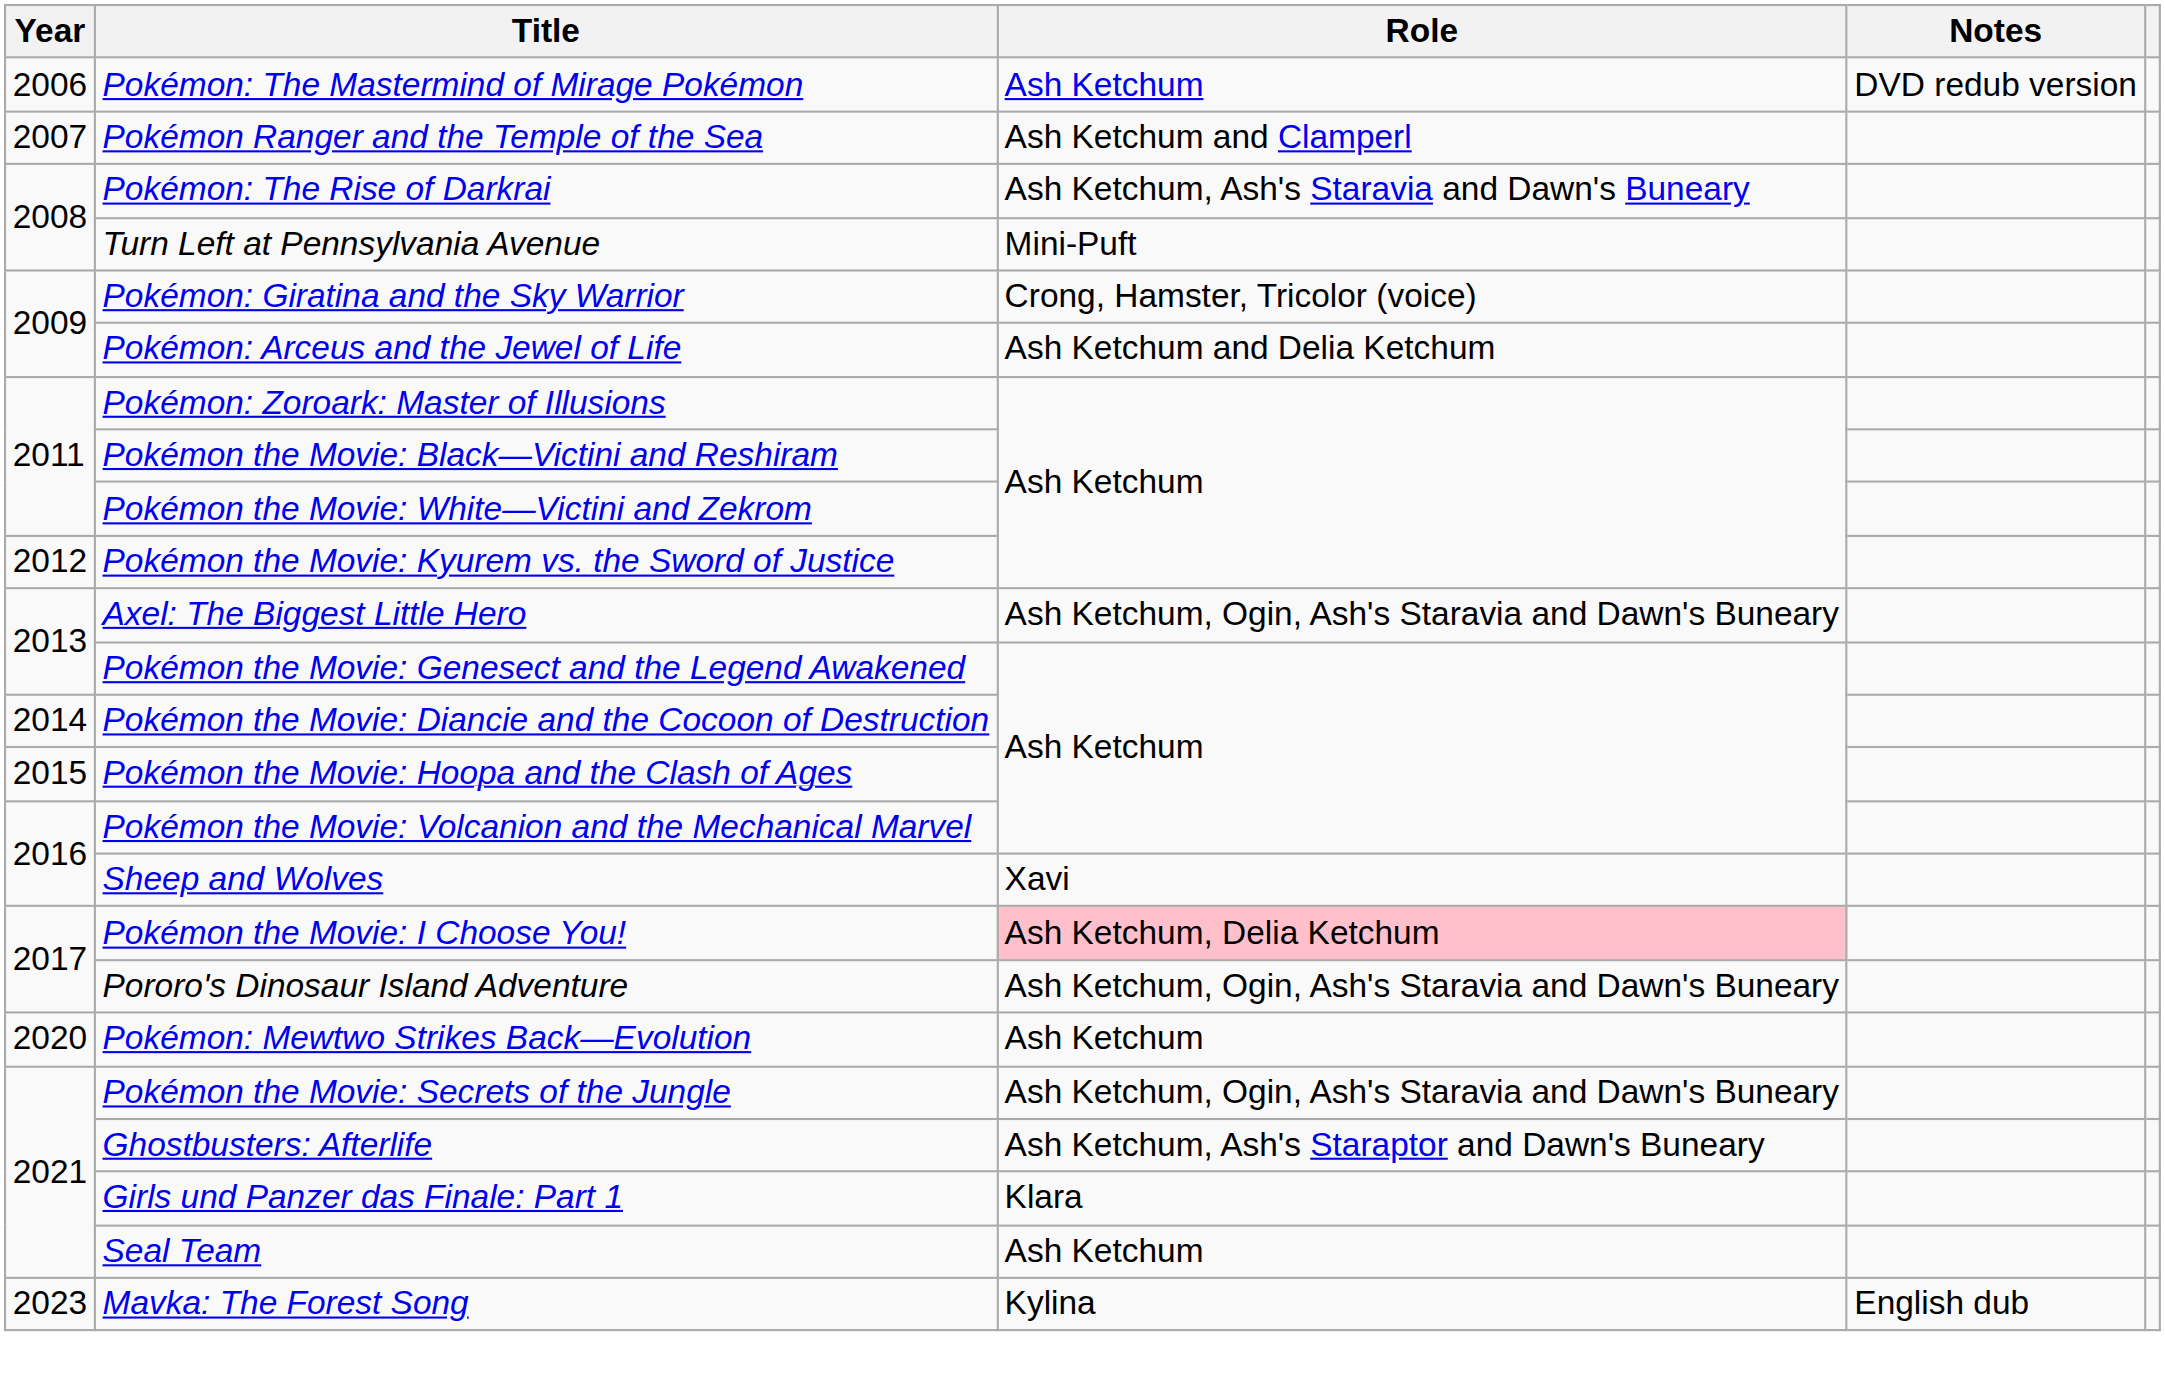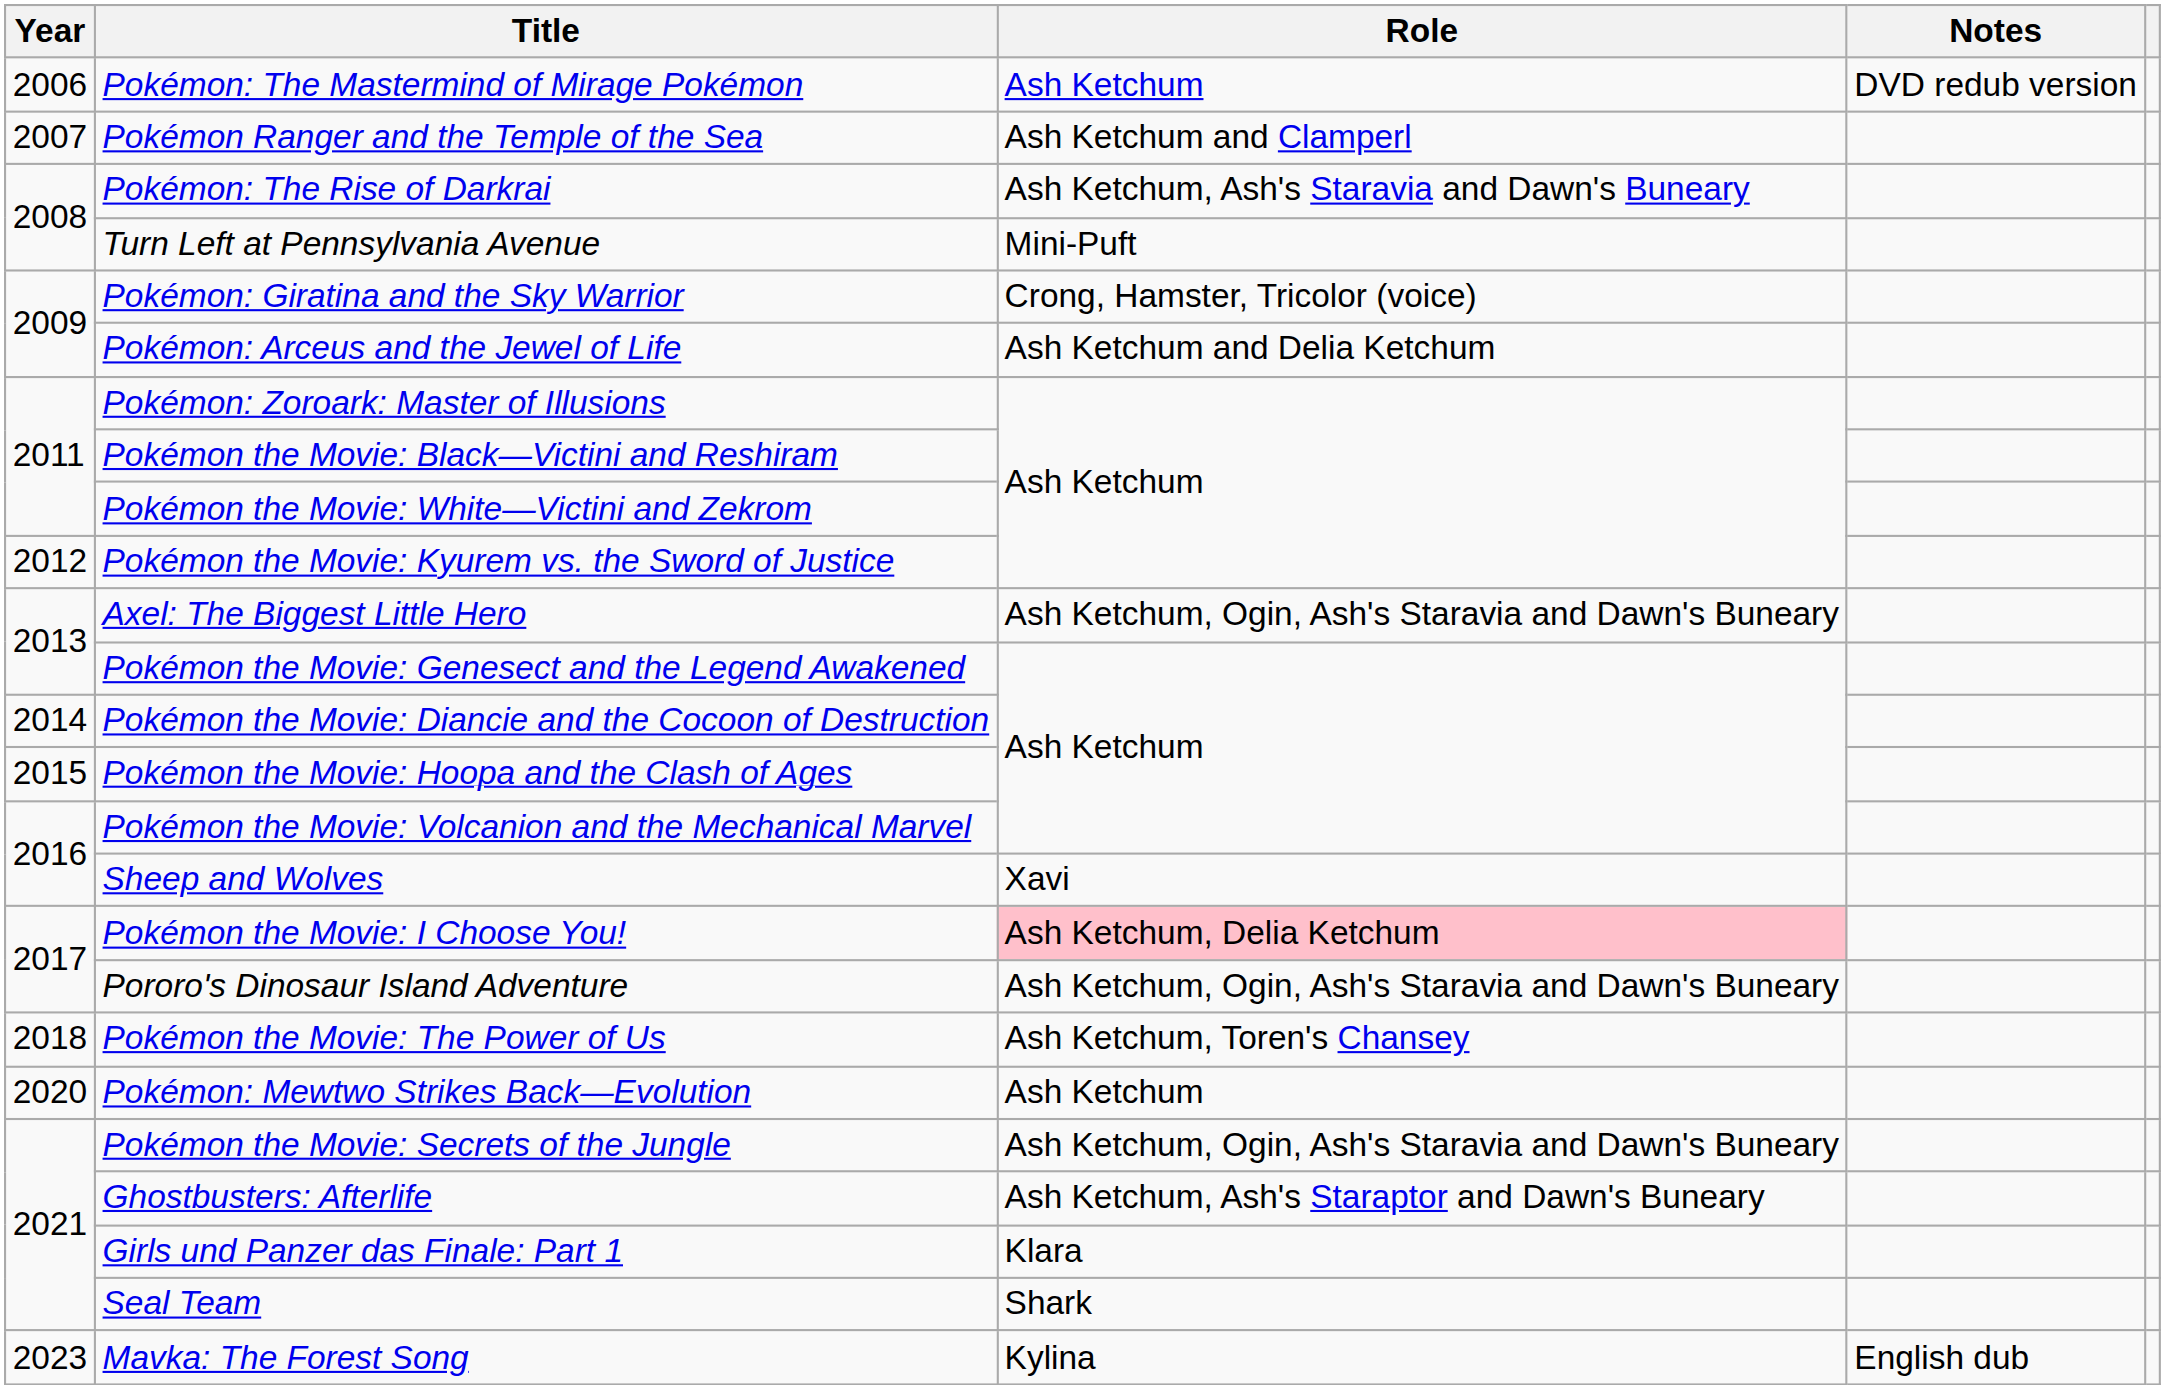+ row: (384, 1038)
(1104, 1250) Ash Ketchum -> (1048, 1303) Shark
